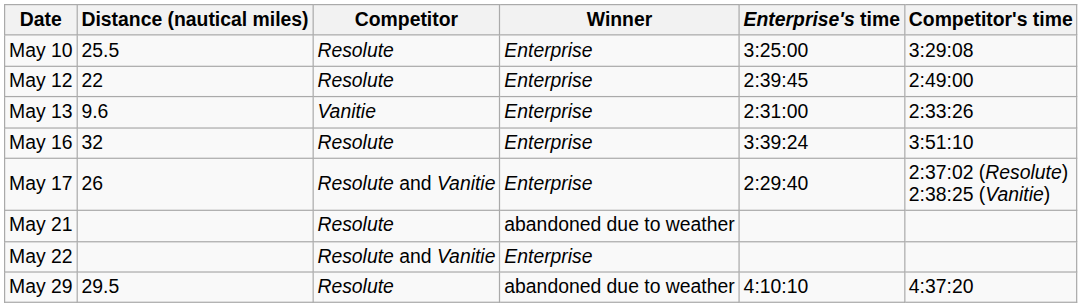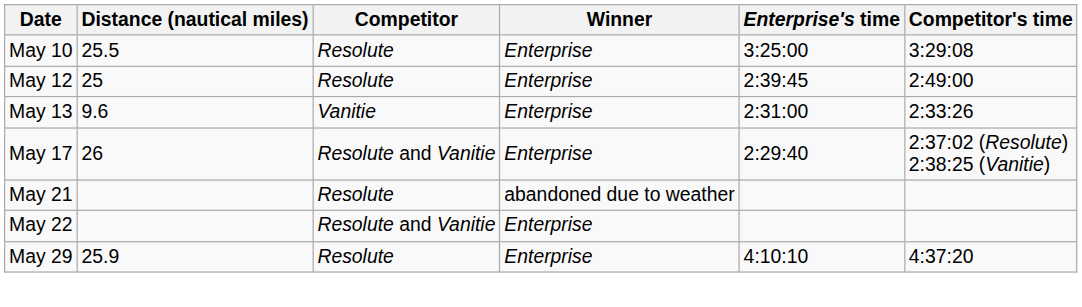(92, 81) 22 -> (92, 81) 25
- row: (41, 142)
(100, 287) 29.5 -> (100, 256) 25.9
(620, 287) abandoned due to weather -> (548, 256) Enterprise
